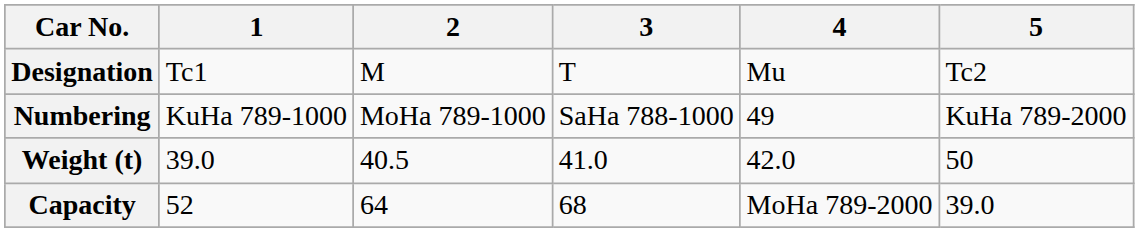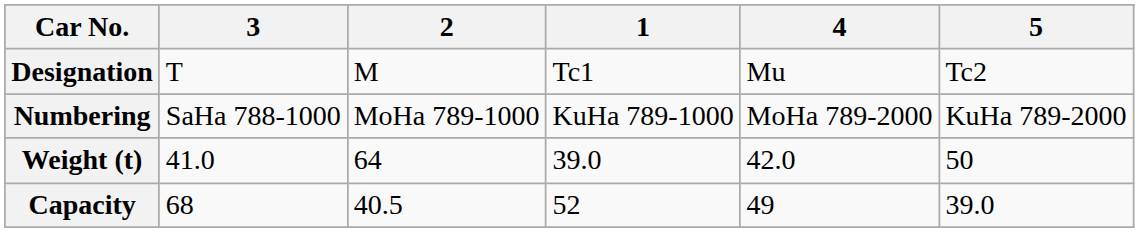columns swapped: (256, 26) <-> (646, 26)
(761, 115) 49 -> (840, 115) MoHa 789-2000
(384, 159) 40.5 -> (368, 159) 64
(374, 204) 64 -> (378, 204) 40.5
(840, 204) MoHa 789-2000 -> (761, 204) 49
